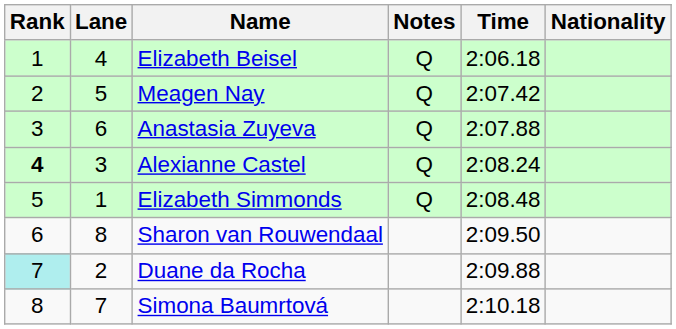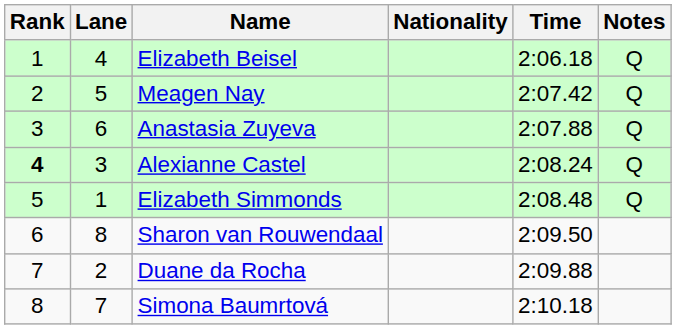columns swapped: (608, 22) <-> (424, 22)
(37, 270) paleturquoise background -> (37, 270) no background
